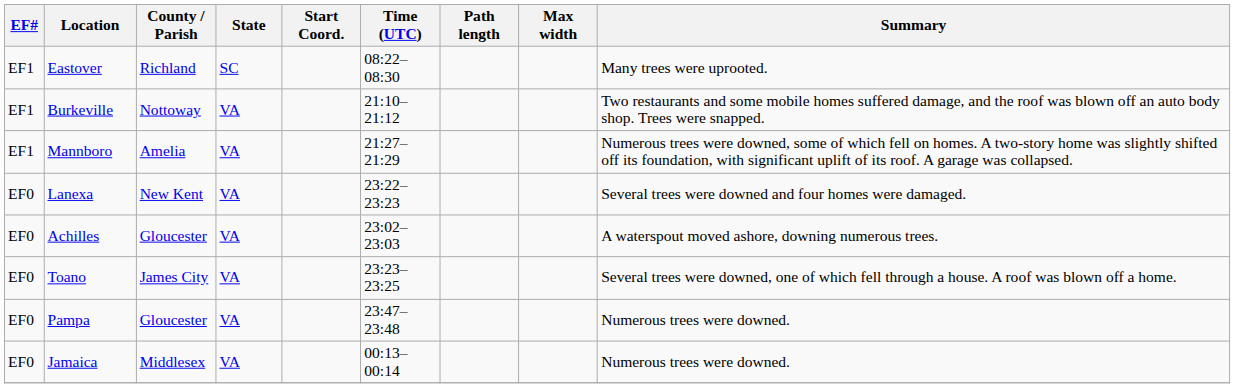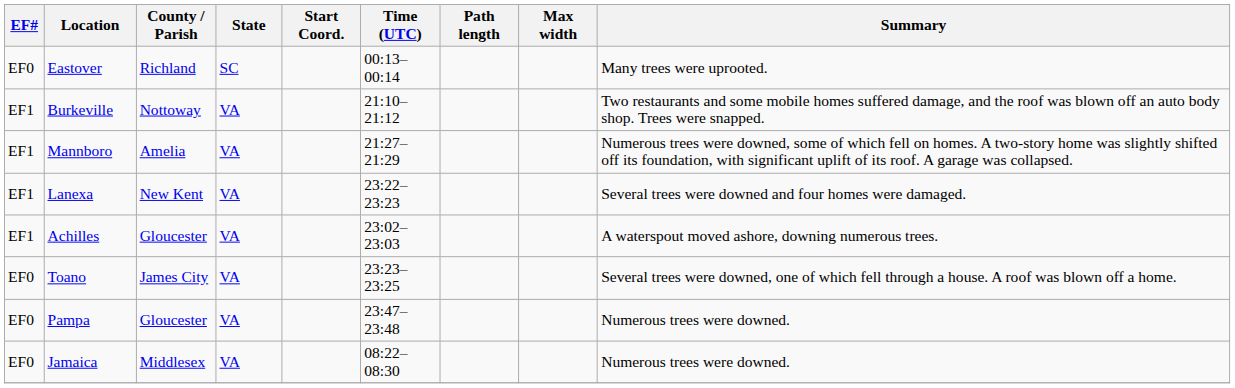(21, 67) EF1 -> (21, 67) EF0
(386, 67) 08:22–08:30 -> (386, 67) 00:13–00:14
(21, 193) EF0 -> (21, 193) EF1
(21, 235) EF0 -> (21, 235) EF1
(386, 362) 00:13–00:14 -> (386, 362) 08:22–08:30
